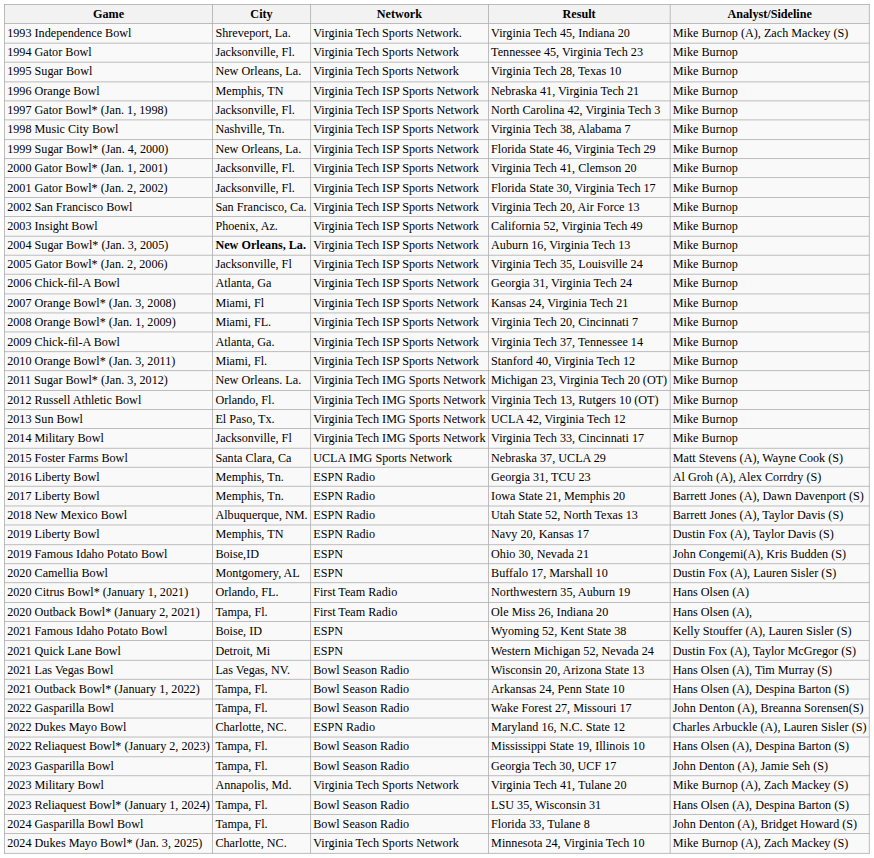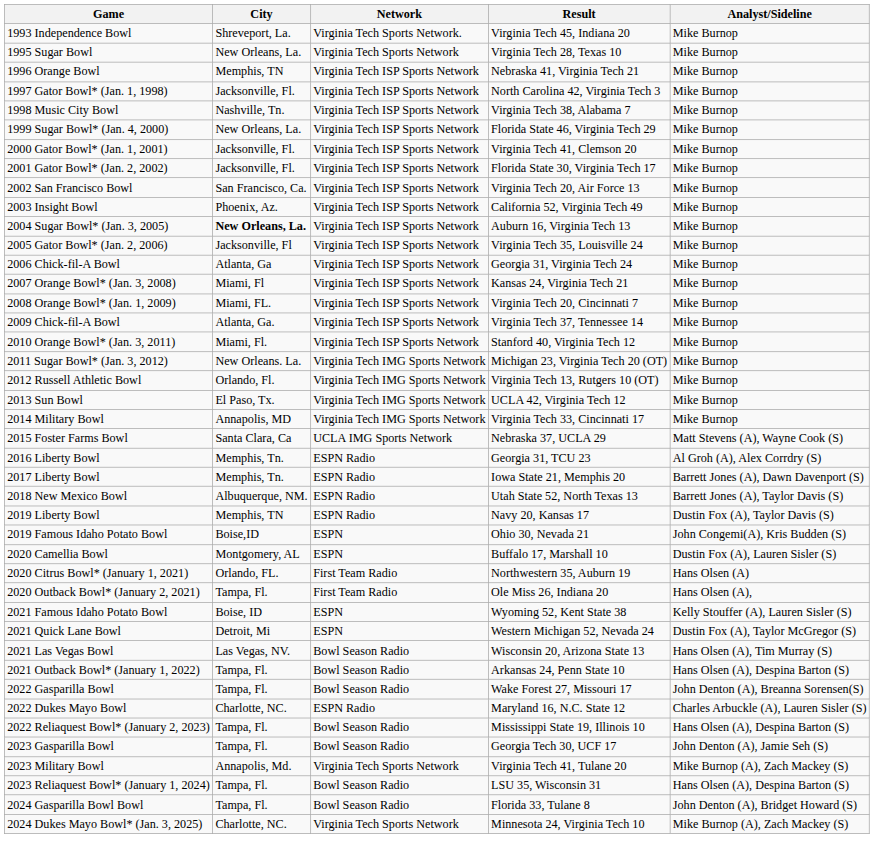(761, 33) Mike Burnop (A), Zach Mackey (S) -> (705, 33) Mike Burnop
- row: (49, 52)
(254, 438) Jacksonville, Fl -> (253, 419) Annapolis, MD
